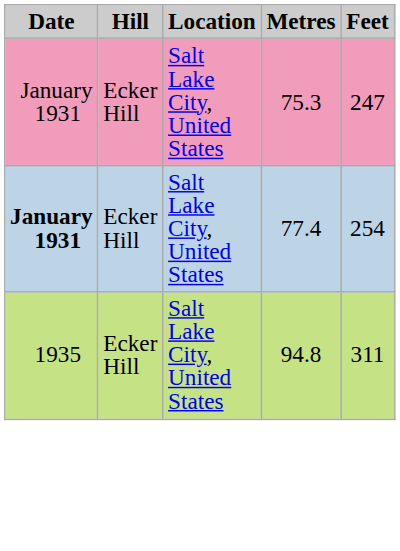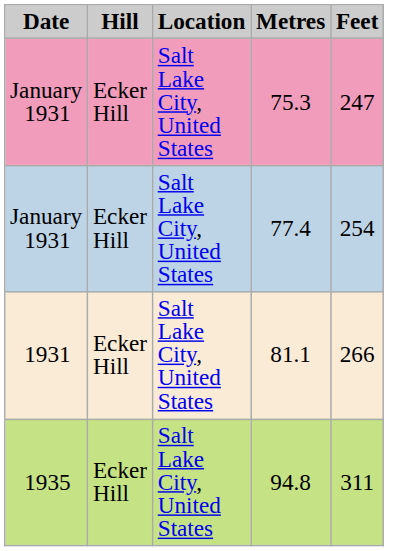(51, 228) bold -> (46, 228) normal
+ row: (291, 355)
